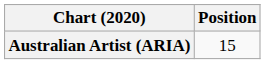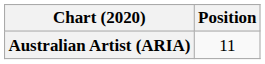(227, 44) 15 -> (227, 44) 11
